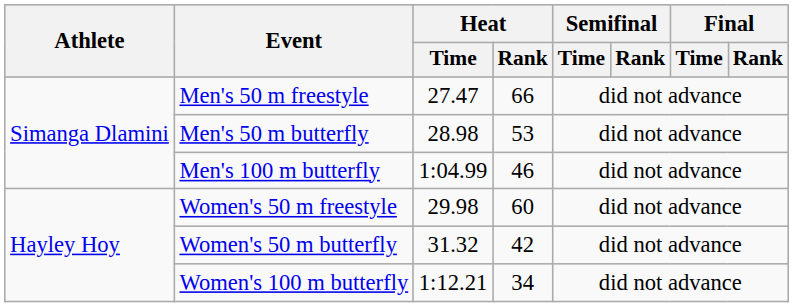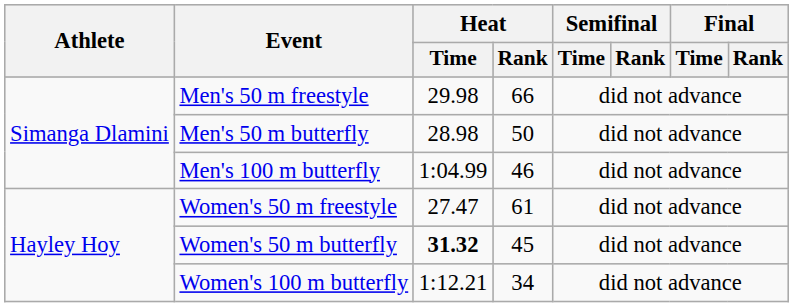(453, 96) 27.47 -> (453, 96) 29.98
(523, 133) 53 -> (523, 133) 50
(453, 207) 29.98 -> (453, 207) 27.47
(523, 207) 60 -> (523, 207) 61
(453, 245) normal -> (453, 245) bold
(523, 245) 42 -> (523, 245) 45
